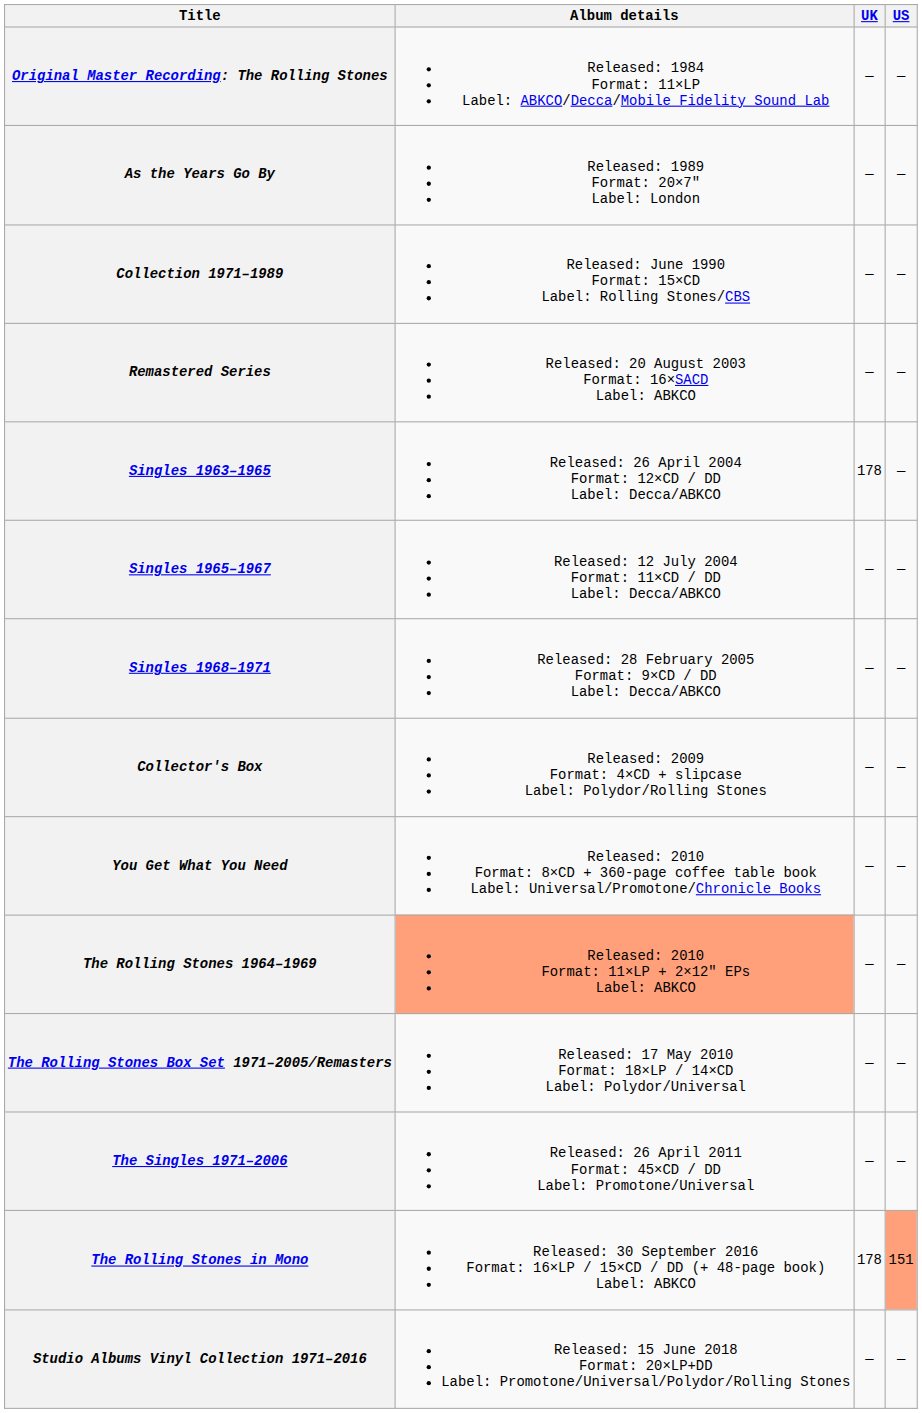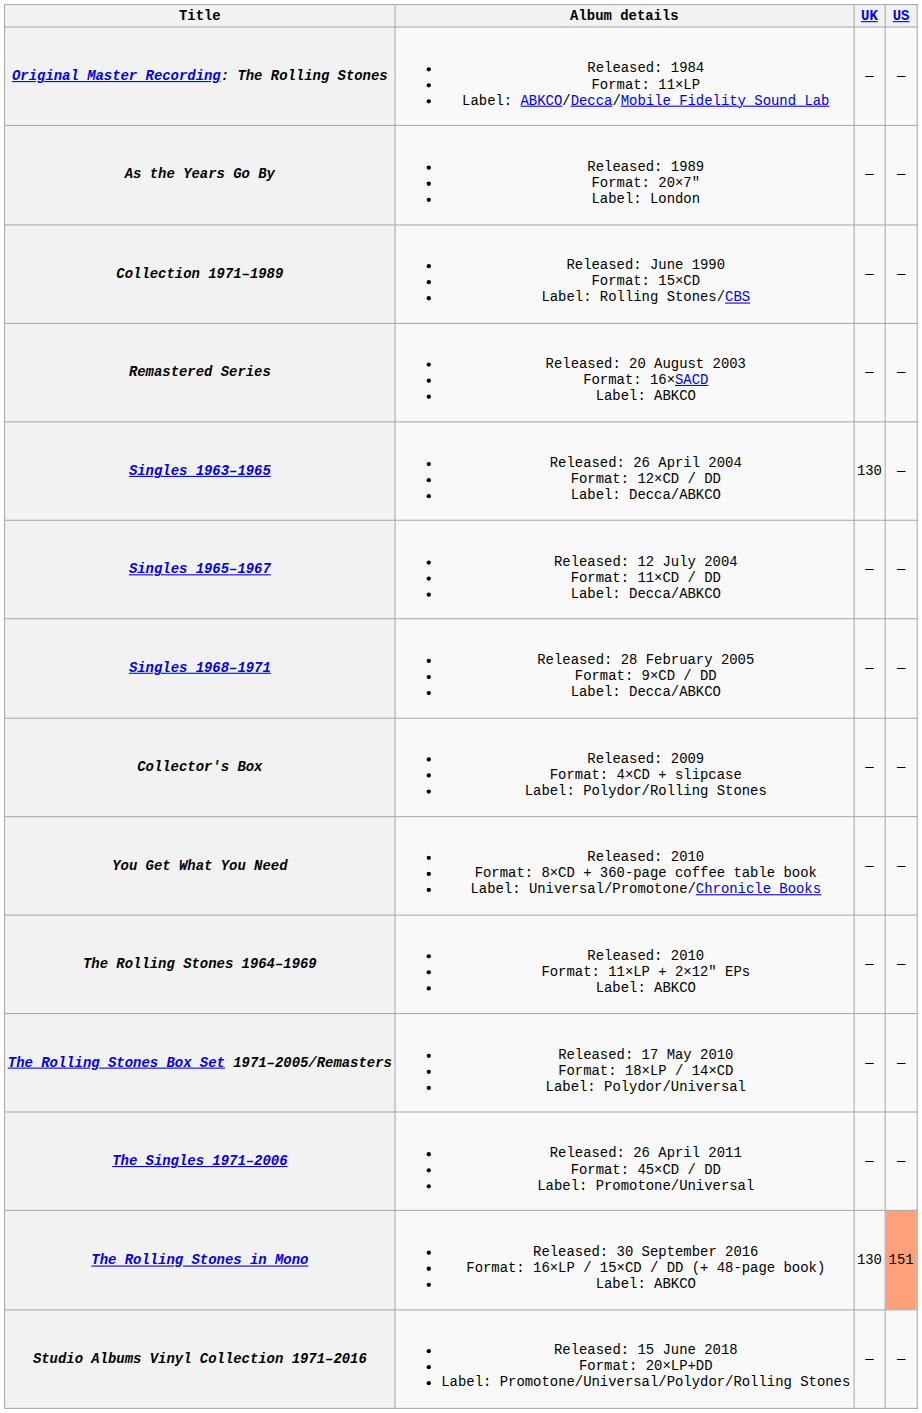(869, 471) 178 -> (869, 471) 130
(624, 972) lightsalmon background -> (624, 972) no background
(869, 1260) 178 -> (869, 1260) 130
